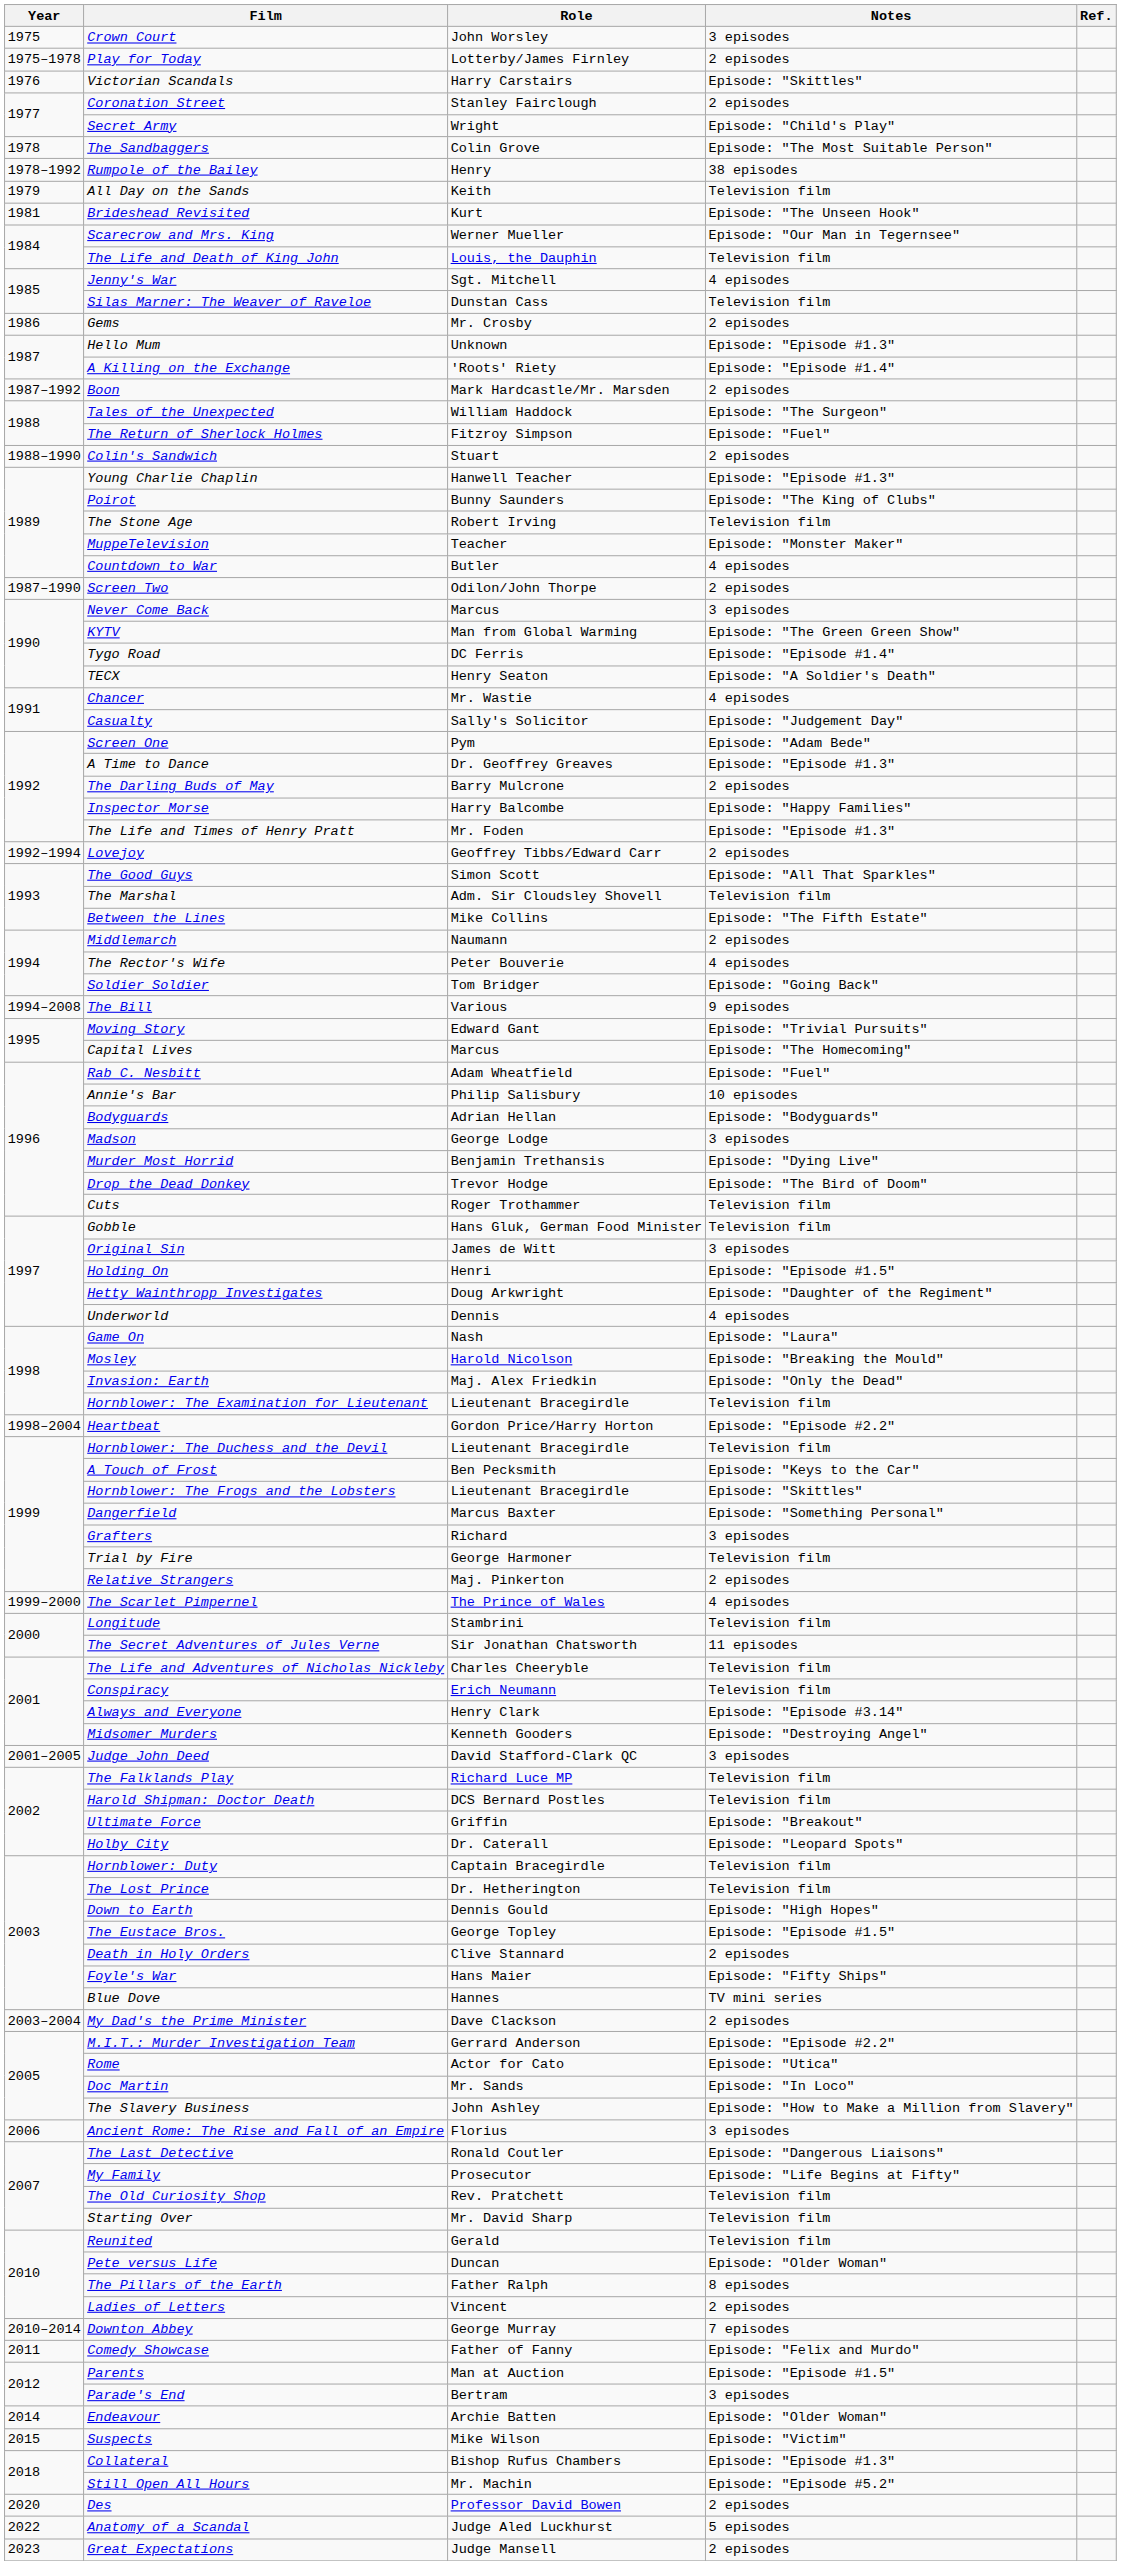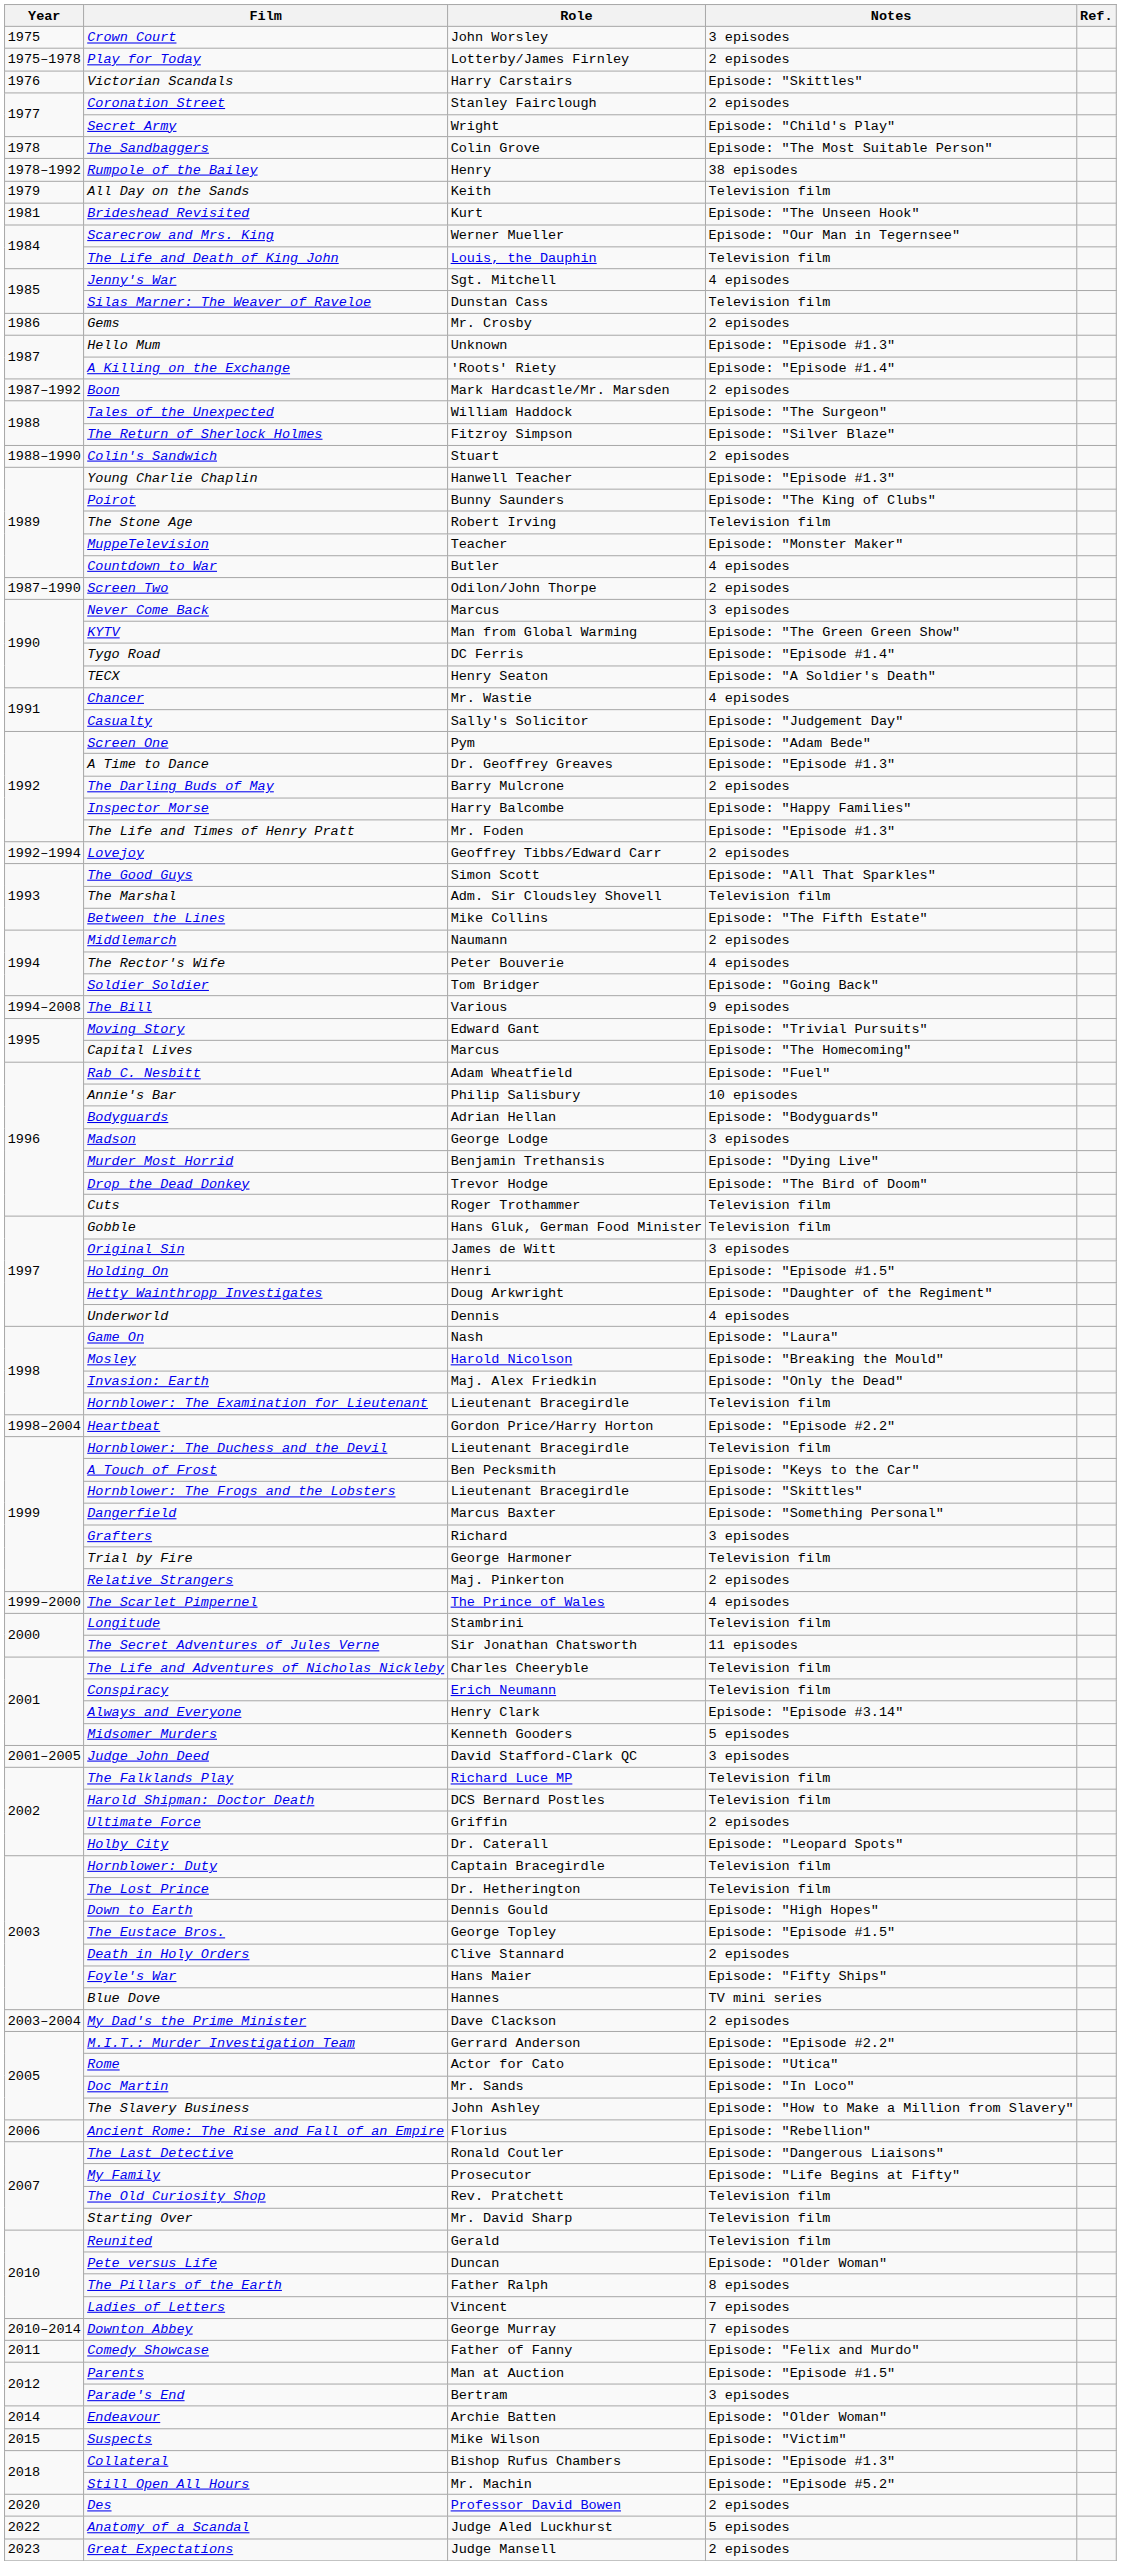(769, 434) Episode: "Fuel" -> (802, 434) Episode: "Silver Blaze"
(818, 1734) Episode: "Destroying Angel" -> (749, 1734) 5 episodes
(786, 1822) Episode: "Breakout" -> (749, 1822) 2 episodes
(749, 2131) 3 episodes -> (790, 2131) Episode: "Rebellion"
(749, 2307) 2 episodes -> (749, 2307) 7 episodes
